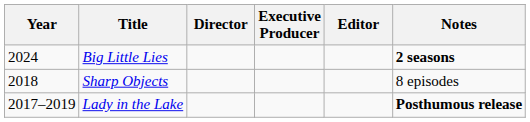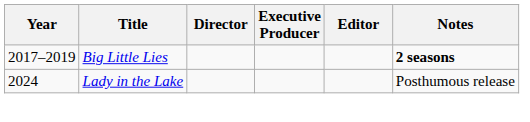(23, 57) 2024 -> (42, 57) 2017–2019
- row: (125, 81)
(42, 104) 2017–2019 -> (23, 81) 2024
(459, 104) bold -> (455, 81) normal
